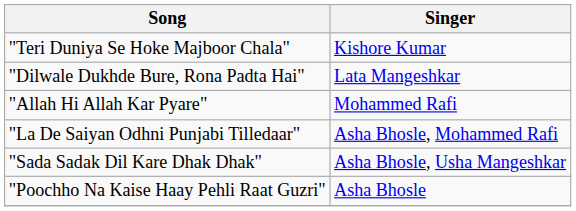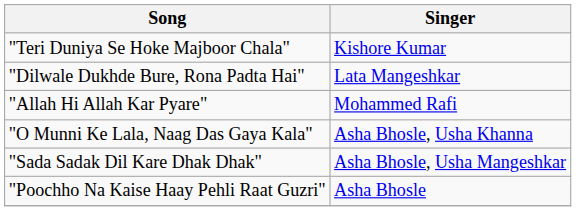- row: (154, 133)
+ row: (161, 133)
